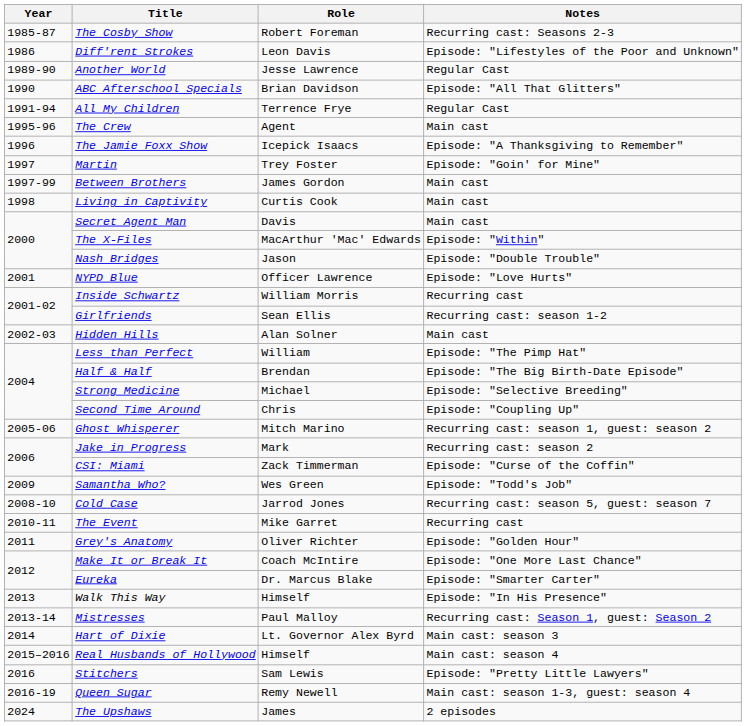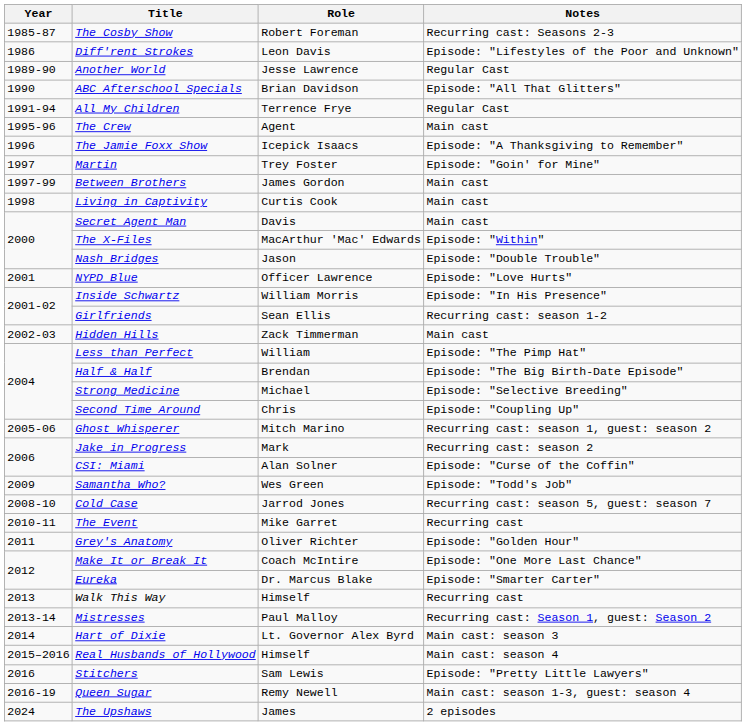(475, 297) Recurring cast -> (517, 297) Episode: "In His Presence"
(299, 334) Alan Solner -> (310, 334) Zack Timmerman
(310, 466) Zack Timmerman -> (299, 466) Alan Solner
(517, 598) Episode: "In His Presence" -> (475, 598) Recurring cast
